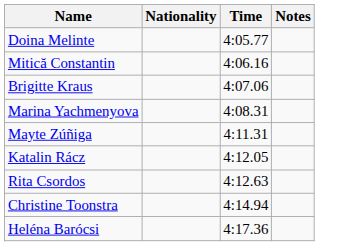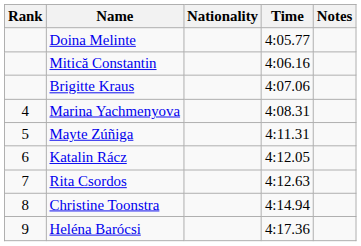+ column: (25, 16)
